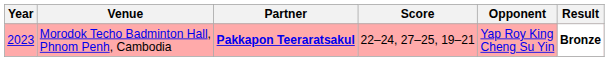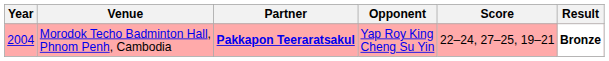columns swapped: (517, 14) <-> (418, 14)
(21, 40) 2023 -> (21, 40) 2004
